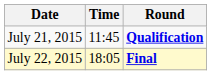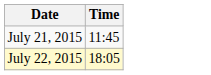- column: (165, 15)
